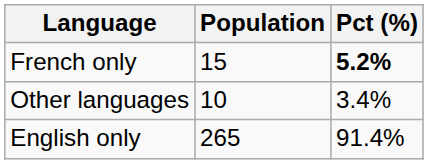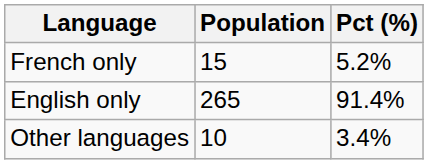(364, 61) bold -> (364, 61) normal
rows swapped: (75, 138) <-> (100, 100)
